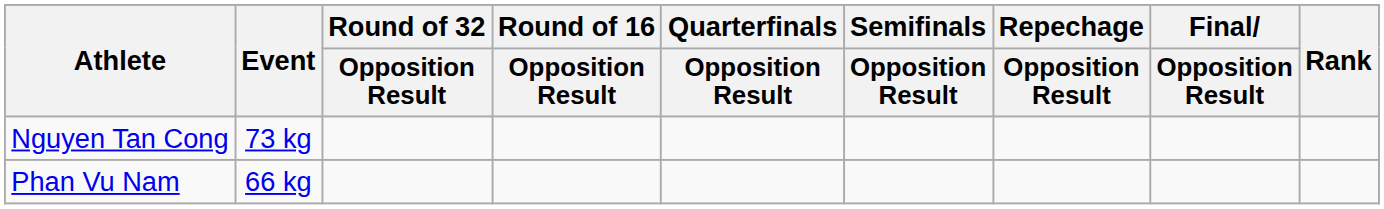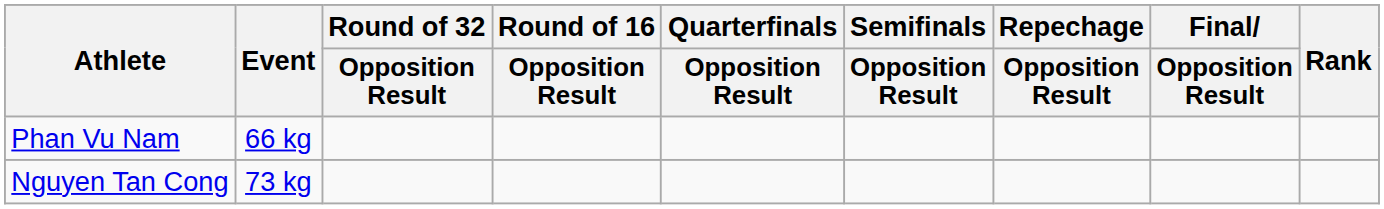rows swapped: (95, 182) <-> (120, 139)
